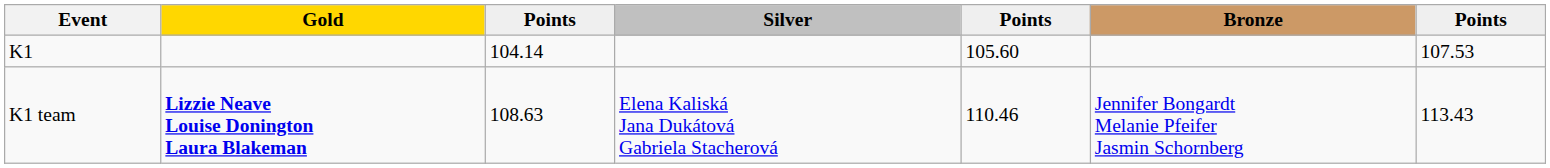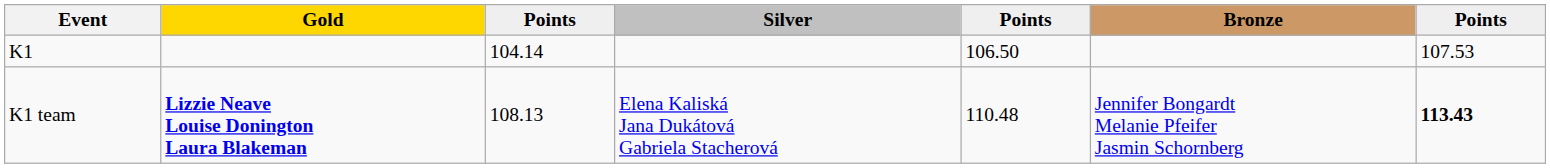(992, 50) 105.60 -> (992, 50) 106.50
(516, 114) 108.63 -> (516, 114) 108.13
(992, 114) 110.46 -> (992, 114) 110.48
(1447, 114) normal -> (1447, 114) bold
